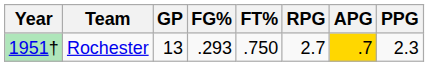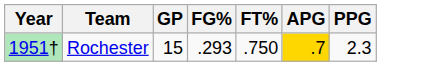- column: (306, 19)
(173, 47) 13 -> (173, 47) 15
